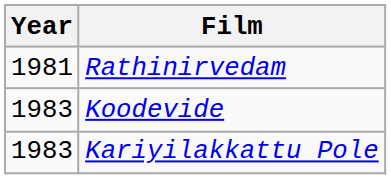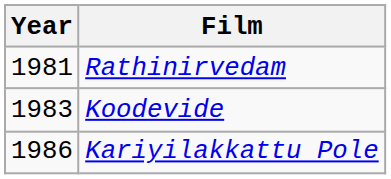(42, 152) 1983 -> (42, 152) 1986
